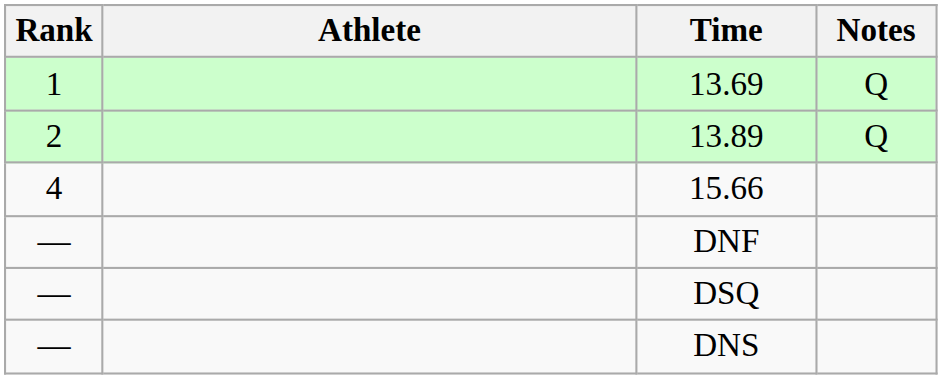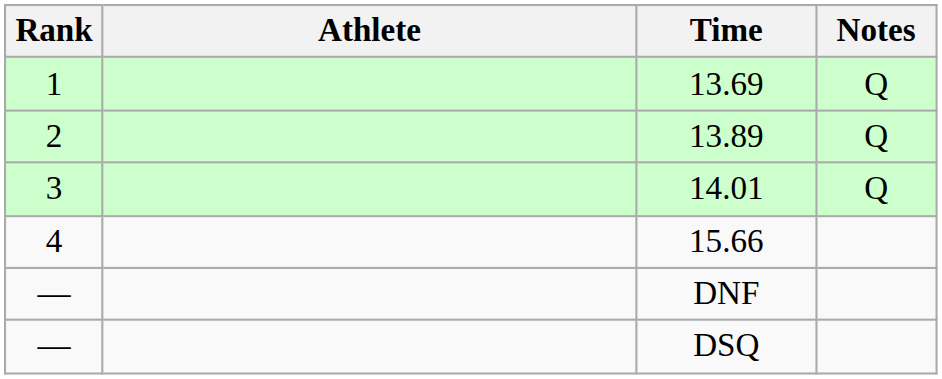+ row: (726, 188)
- row: (726, 345)
